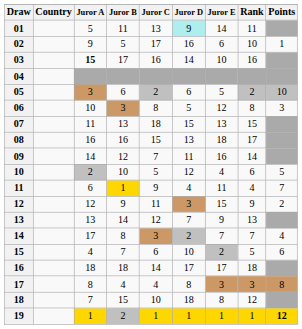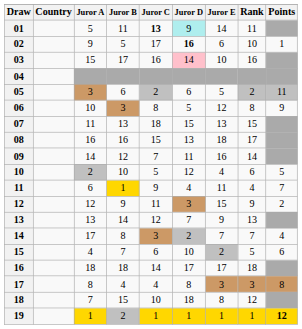(156, 28) normal -> (156, 28) bold
(189, 44) normal -> (189, 44) bold
(90, 60) bold -> (90, 60) normal
(189, 60) no background -> (189, 60) pink background
(282, 92) 10 -> (282, 92) 11
(282, 108) 3 -> (282, 108) 9
